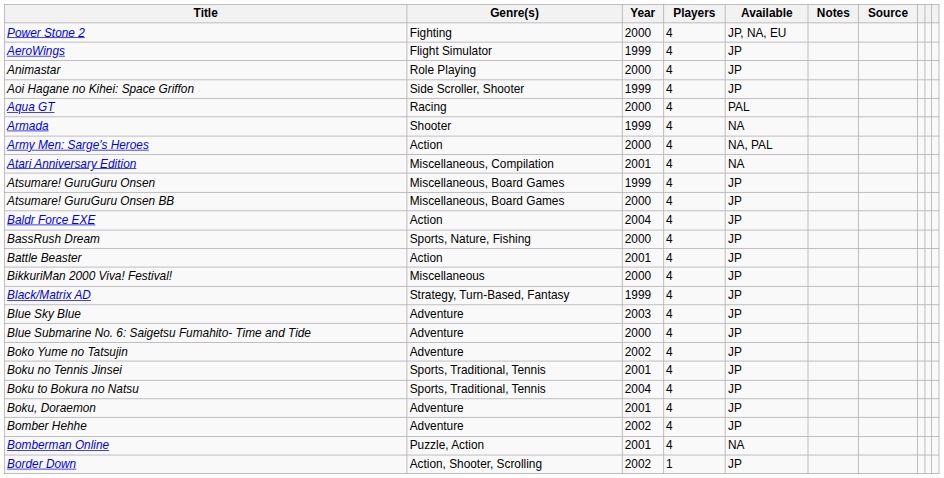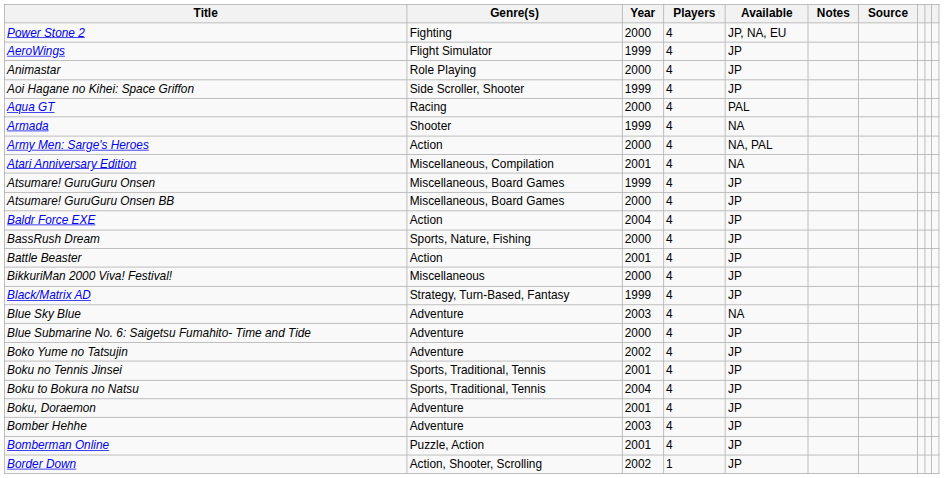(735, 314) JP -> (736, 314) NA
(638, 426) 2002 -> (638, 426) 2003
(736, 445) NA -> (735, 445) JP
